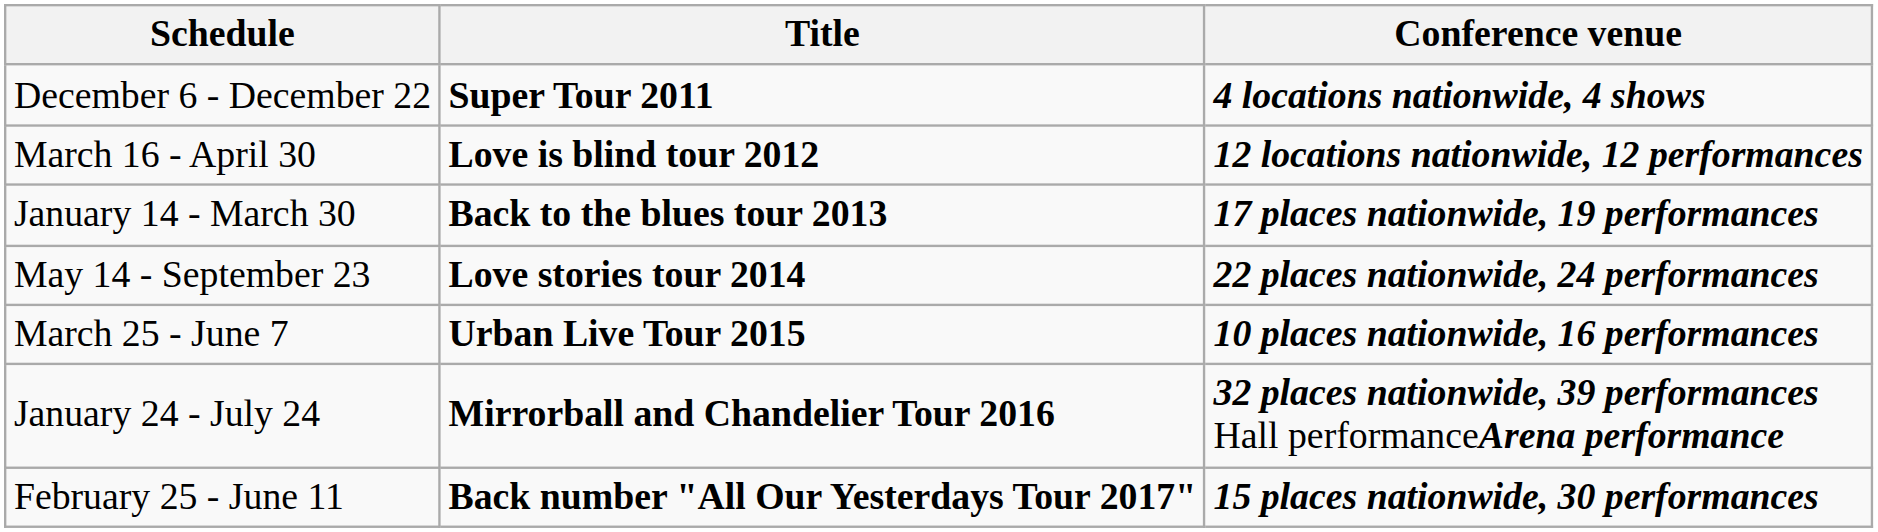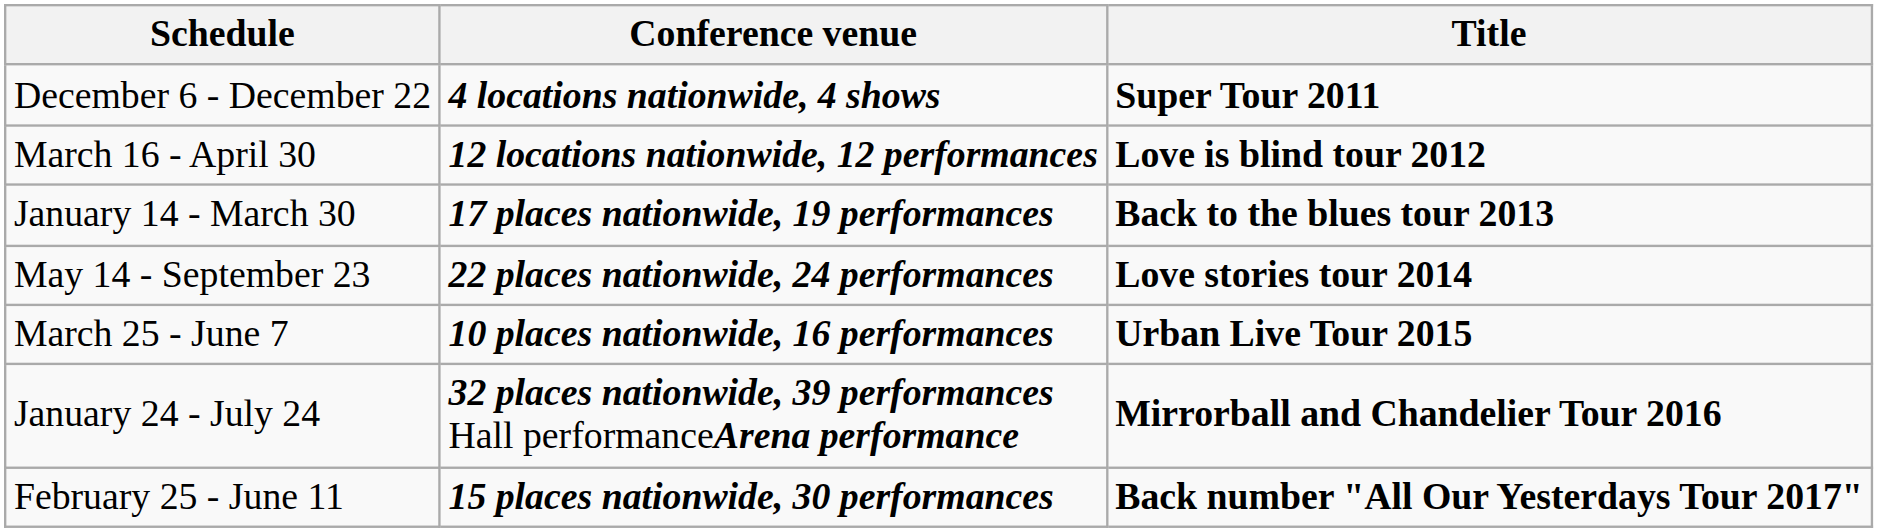columns swapped: (822, 34) <-> (1538, 34)
